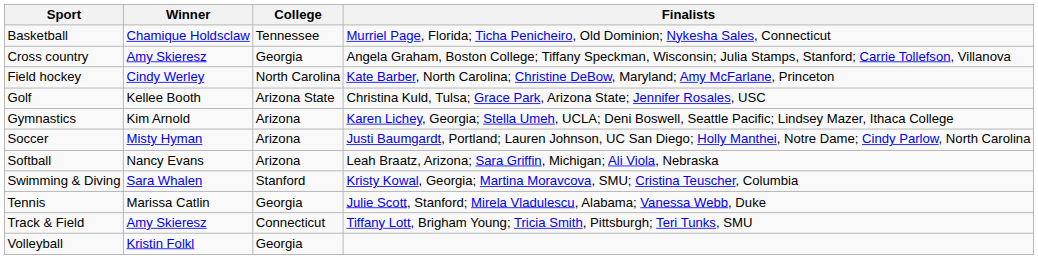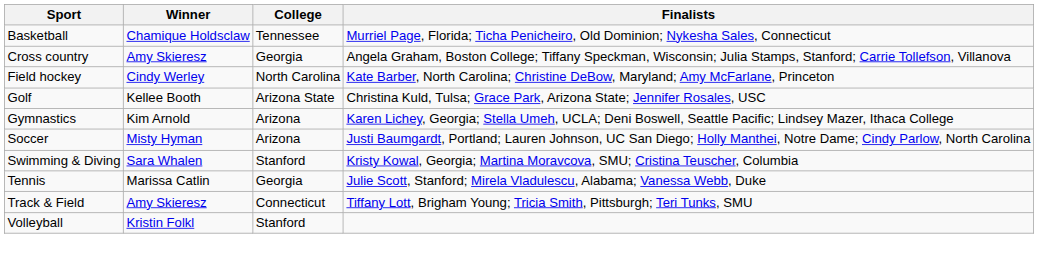- row: (29, 160)
(279, 243) Georgia -> (281, 222) Stanford
